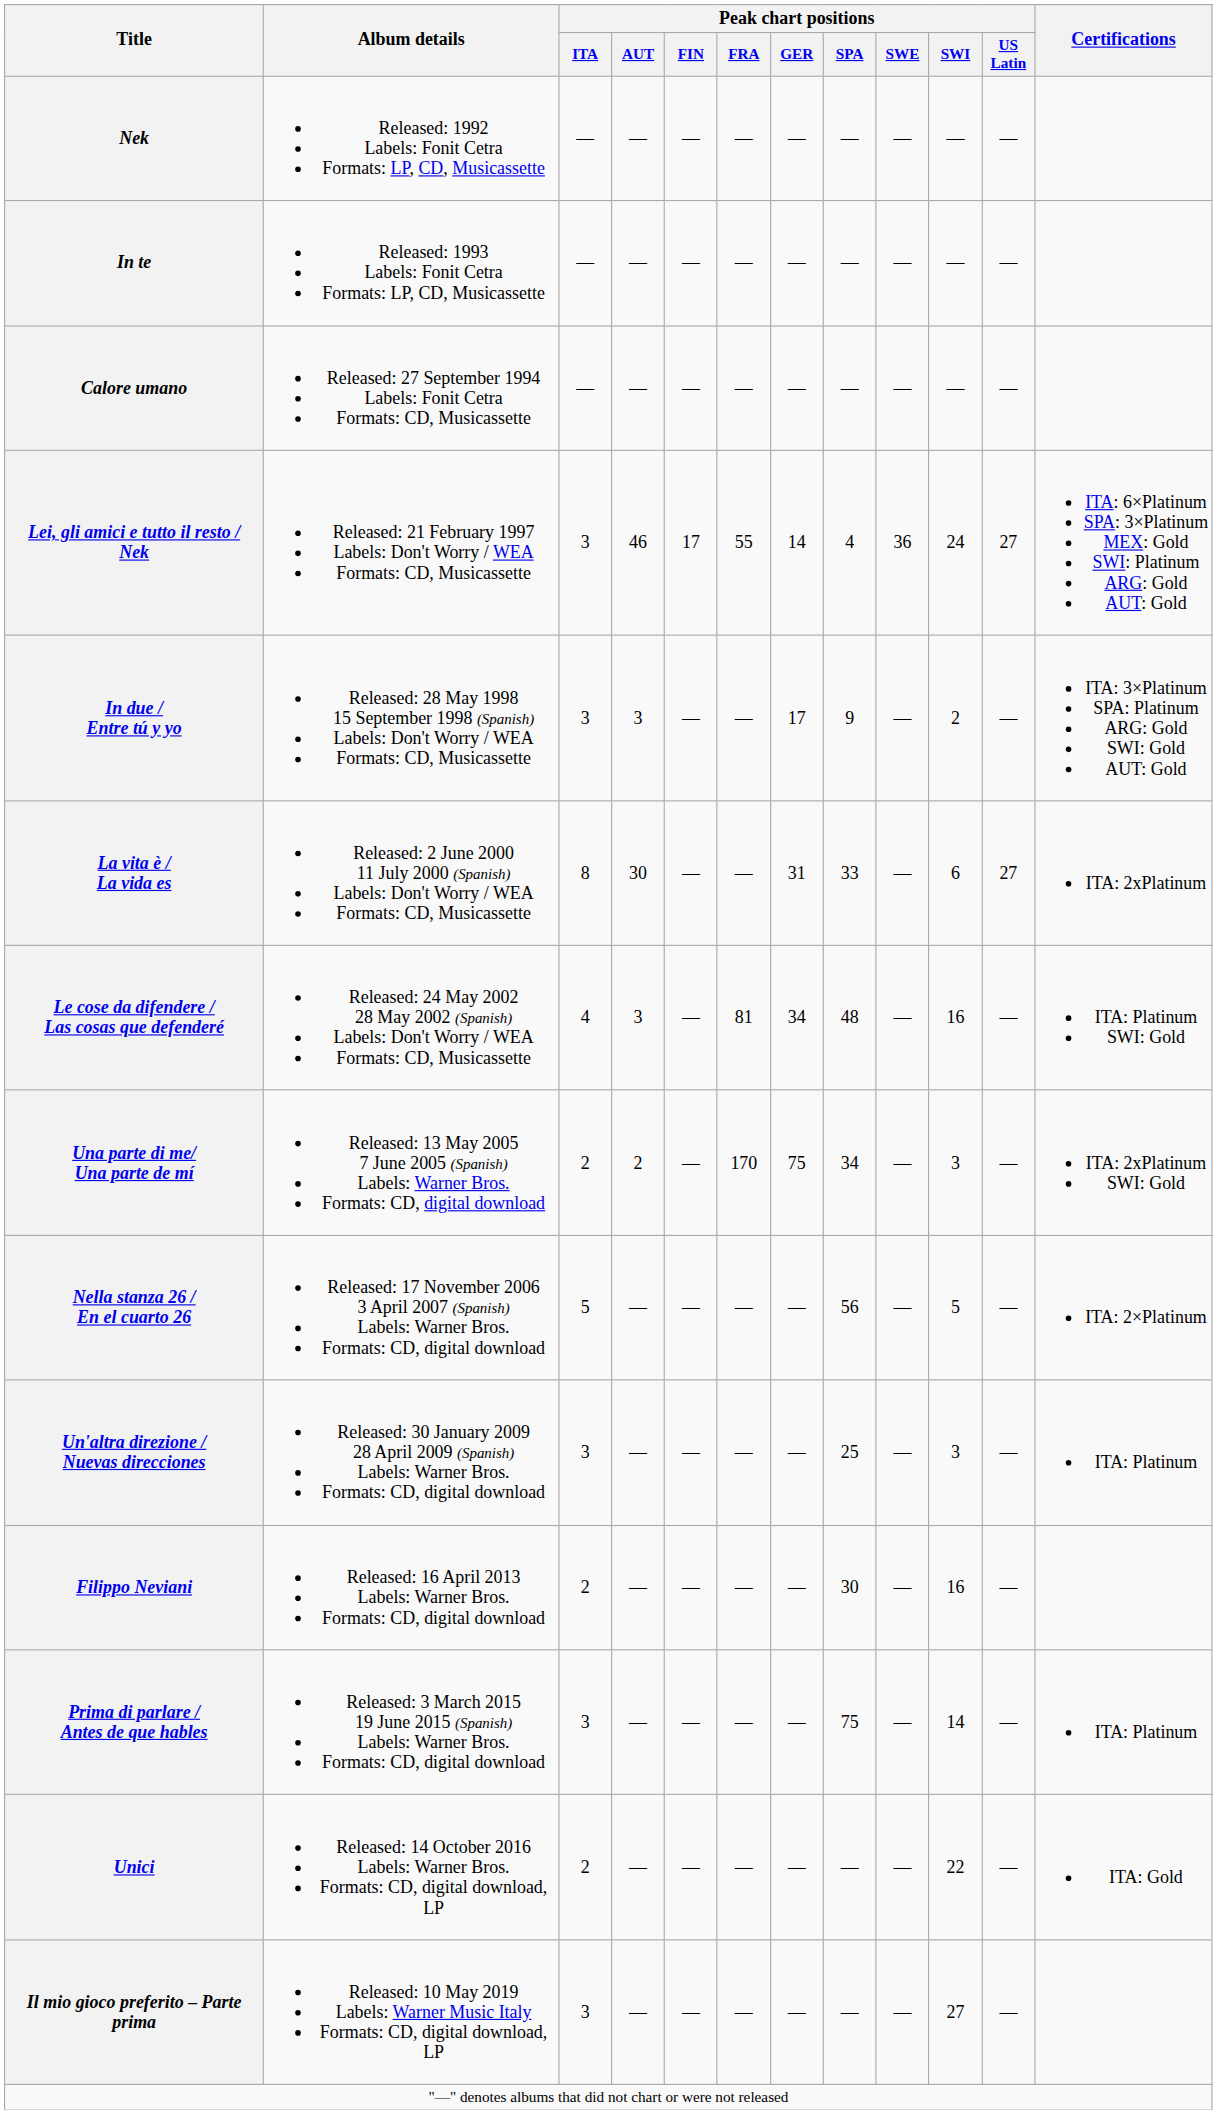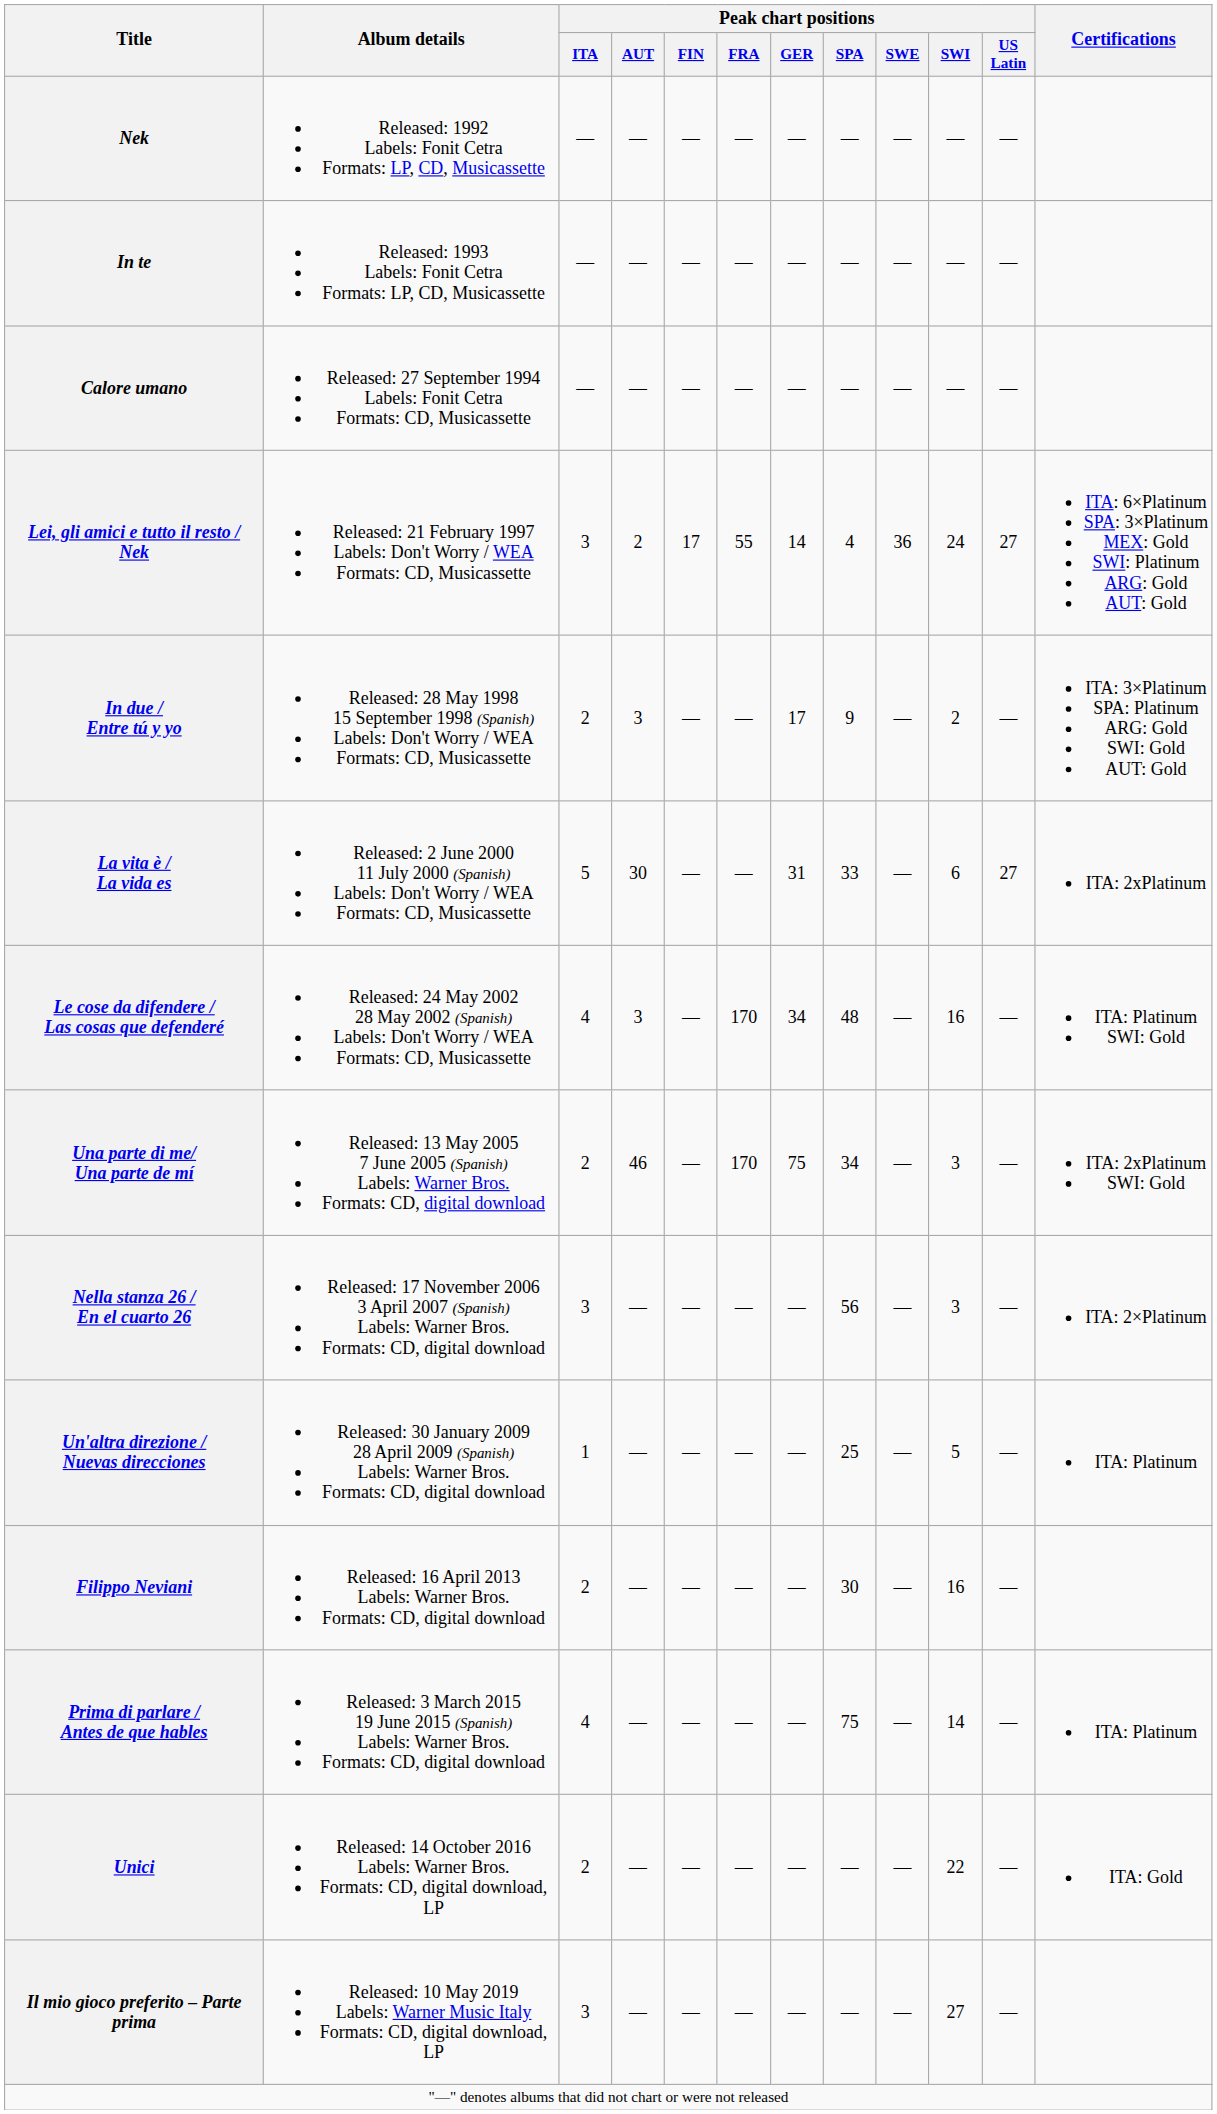(638, 542) 46 -> (638, 542) 2
(585, 717) 3 -> (585, 717) 2
(585, 872) 8 -> (585, 872) 5
(744, 1017) 81 -> (744, 1017) 170
(638, 1162) 2 -> (638, 1162) 46
(585, 1307) 5 -> (585, 1307) 3
(955, 1307) 5 -> (955, 1307) 3
(585, 1452) 3 -> (585, 1452) 1
(955, 1452) 3 -> (955, 1452) 5
(585, 1722) 3 -> (585, 1722) 4
